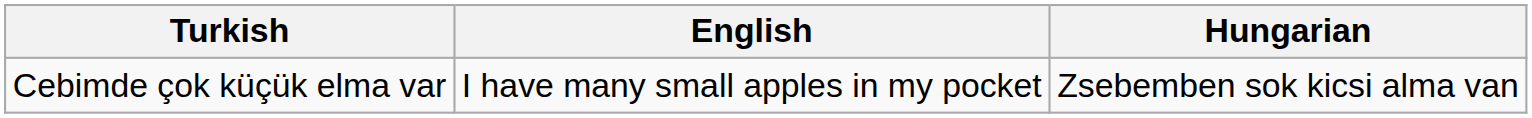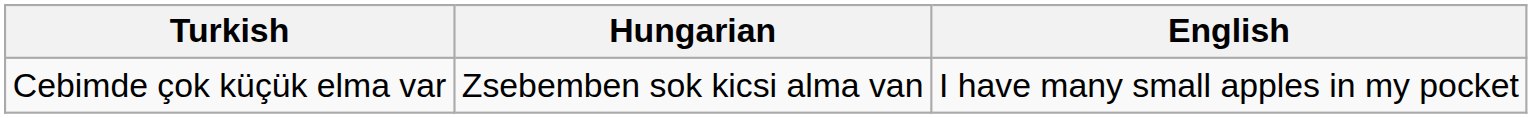columns swapped: (1288, 31) <-> (752, 31)
